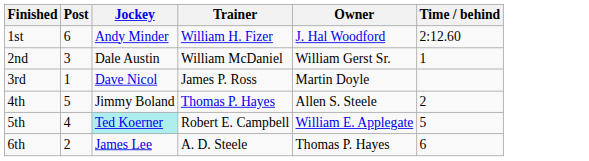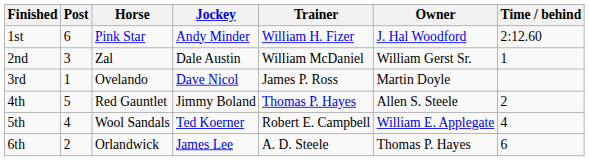+ column: (132, 15)
(129, 123) paleturquoise background -> (210, 123) no background
(423, 123) 5 -> (504, 123) 4
